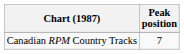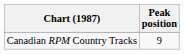(159, 40) 7 -> (159, 40) 9
